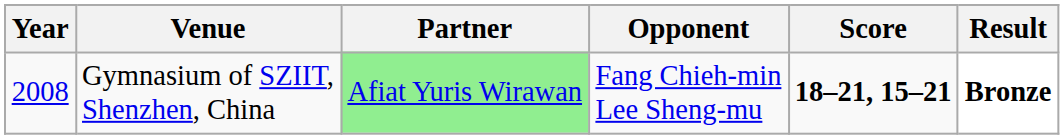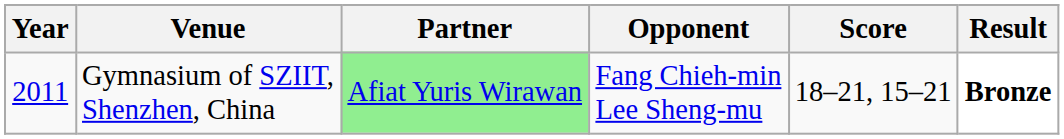(40, 92) 2008 -> (40, 92) 2011
(873, 92) bold -> (873, 92) normal
